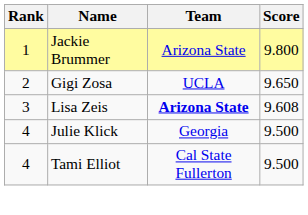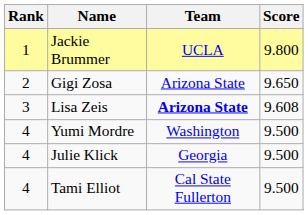(204, 49) Arizona State -> (203, 49) UCLA
(204, 82) UCLA -> (203, 82) Arizona State
+ row: (93, 131)
